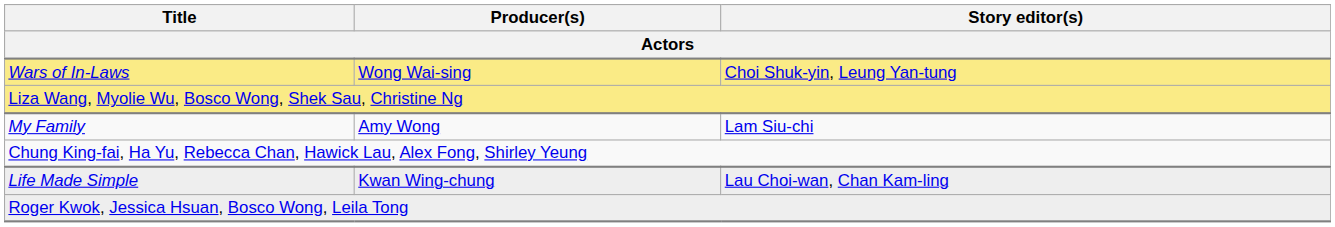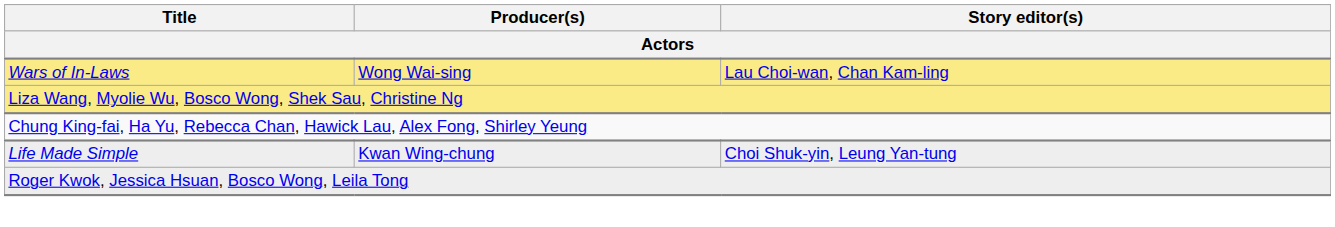(841, 72) Choi Shuk-yin, Leung Yan-tung -> (837, 72) Lau Choi-wan, Chan Kam-ling
- row: (47, 126)
(837, 180) Lau Choi-wan, Chan Kam-ling -> (841, 154) Choi Shuk-yin, Leung Yan-tung
